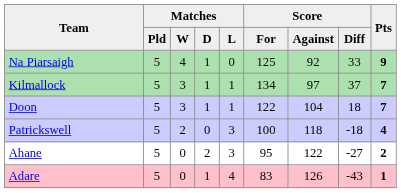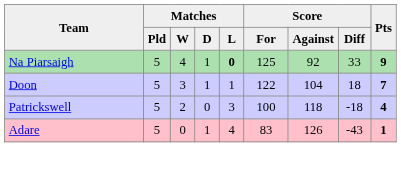(232, 61) normal -> (232, 61) bold
- row: (37, 84)
- row: (25, 153)
